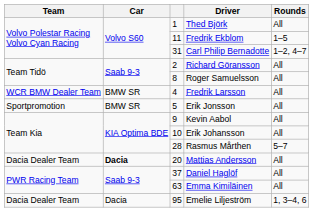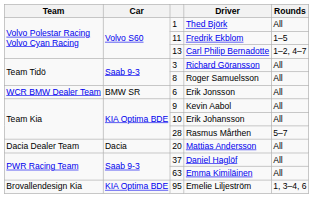(177, 51) 31 -> (177, 51) 13
(175, 65) 2 -> (175, 65) 3
- row: (216, 92)
(36, 105) Sportpromotion -> (54, 92) WCR BMW Dealer Team
(175, 105) 5 -> (175, 92) 6
(116, 159) bold -> (116, 146) normal
(43, 200) Dacia Dealer Team -> (44, 186) Brovallendesign Kia
(116, 200) Dacia -> (137, 186) KIA Optima BDE
